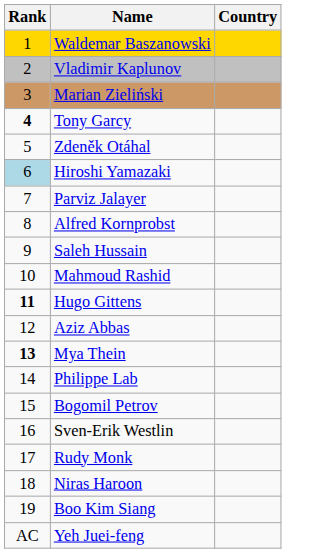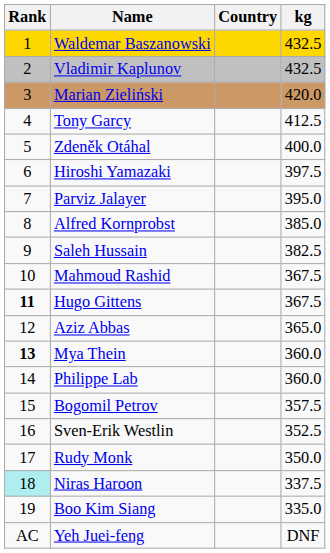+ column: (303, 17)
(27, 120) bold -> (27, 120) normal
(27, 172) lightblue background -> (27, 172) no background
(27, 483) no background -> (27, 483) paleturquoise background
